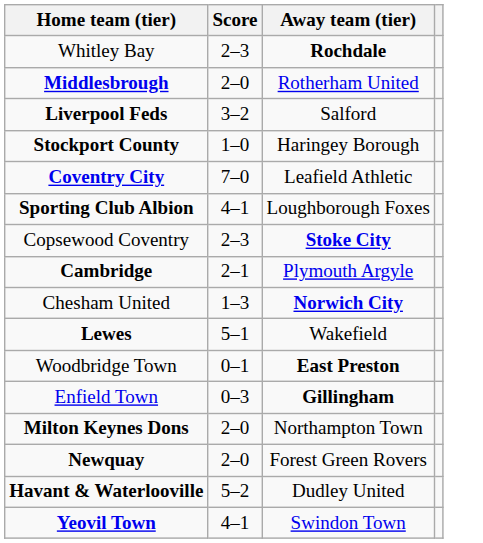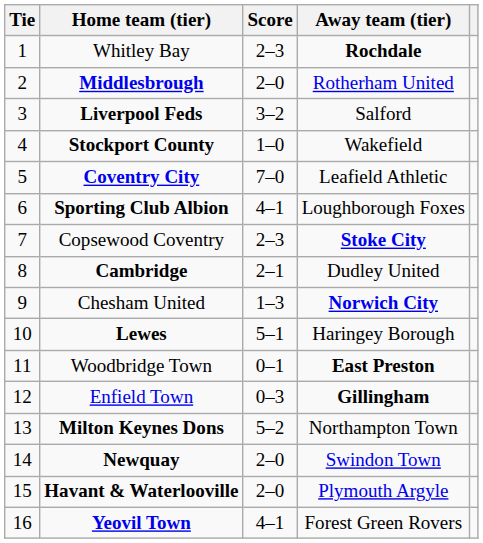+ column: (22, 19)
(348, 145) Haringey Borough -> (383, 145) Wakefield
(348, 271) Plymouth Argyle -> (383, 271) Dudley United
(348, 333) Wakefield -> (383, 333) Haringey Borough
(235, 428) 2–0 -> (270, 428) 5–2
(348, 459) Forest Green Rovers -> (383, 459) Swindon Town
(235, 490) 5–2 -> (270, 490) 2–0
(348, 490) Dudley United -> (383, 490) Plymouth Argyle
(348, 522) Swindon Town -> (383, 522) Forest Green Rovers
